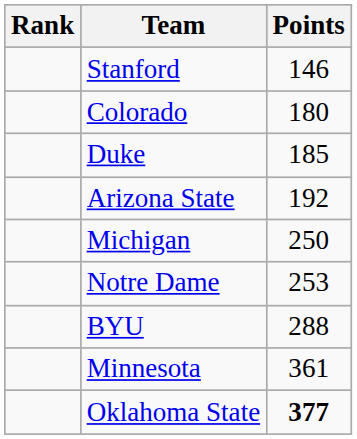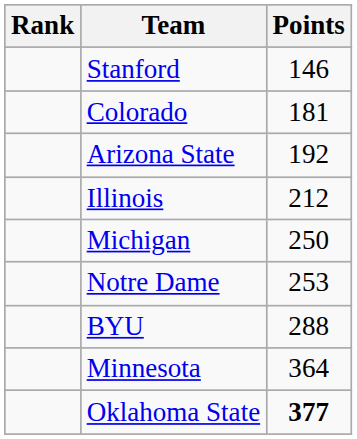(309, 111) 180 -> (309, 111) 181
- row: (116, 154)
+ row: (125, 197)
(309, 369) 361 -> (309, 369) 364
